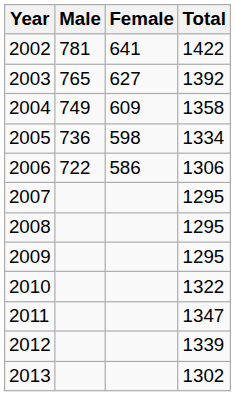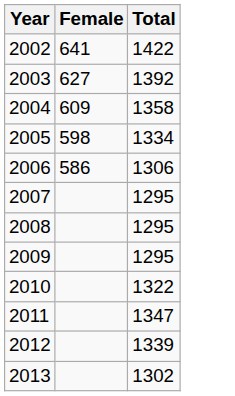- column: (80, 19)
